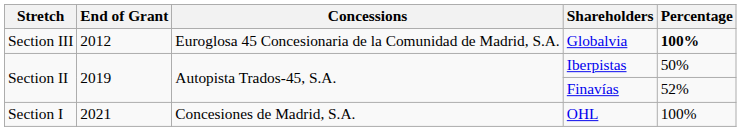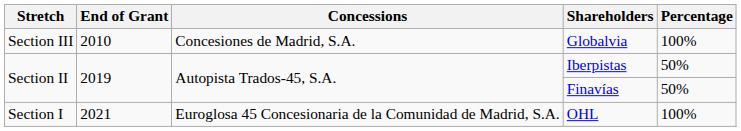(96, 41) 2012 -> (96, 41) 2010
(368, 41) Euroglosa 45 Concesionaria de la Comunidad de Madrid, S.A. -> (265, 41) Concesiones de Madrid, S.A.
(680, 41) bold -> (679, 41) normal
(675, 89) 52% -> (675, 89) 50%
(265, 114) Concesiones de Madrid, S.A. -> (368, 114) Euroglosa 45 Concesionaria de la Comunidad de Madrid, S.A.
